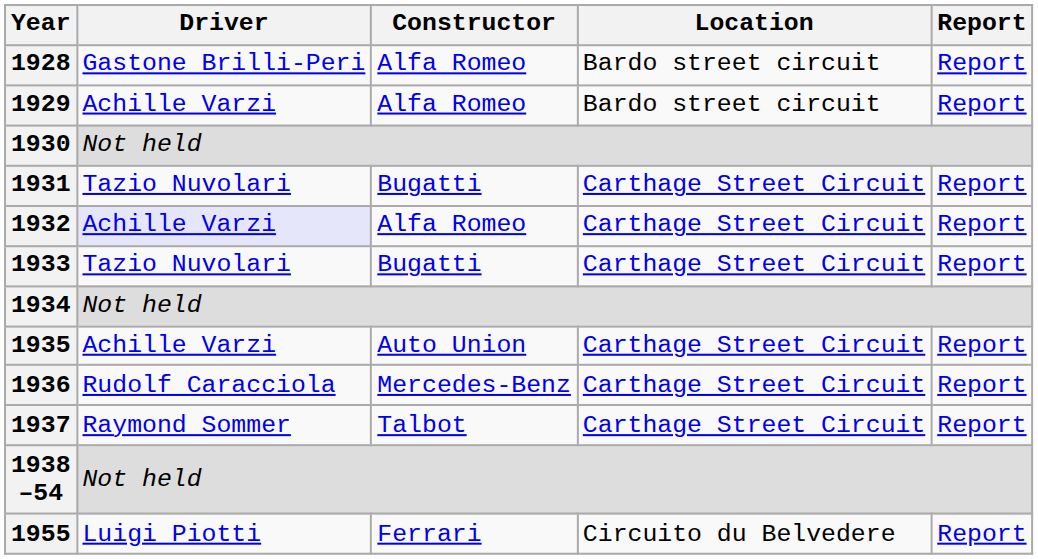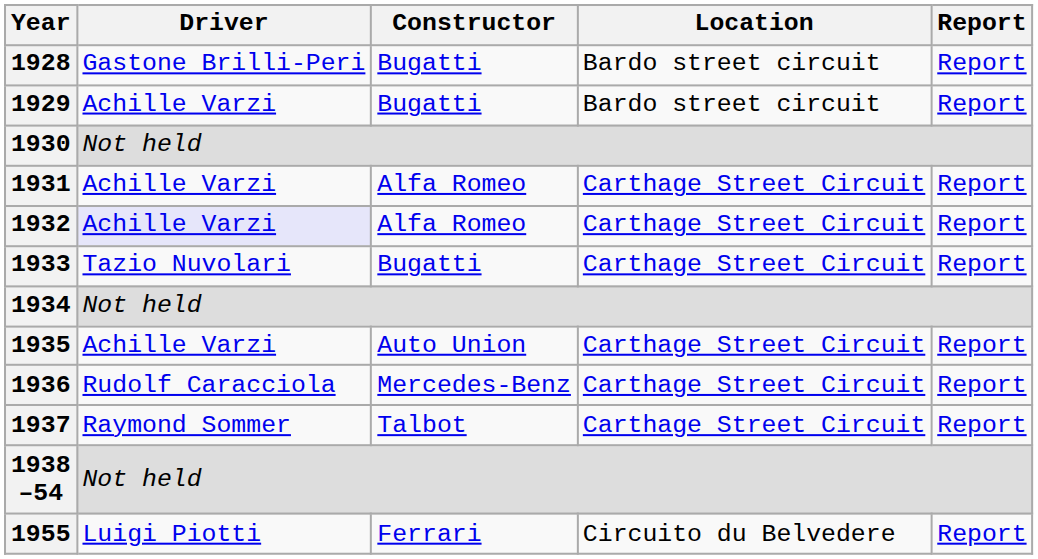(452, 65) Alfa Romeo -> (429, 65) Bugatti
(452, 106) Alfa Romeo -> (429, 106) Bugatti
(187, 186) Tazio Nuvolari -> (179, 186) Achille Varzi
(429, 186) Bugatti -> (452, 186) Alfa Romeo
